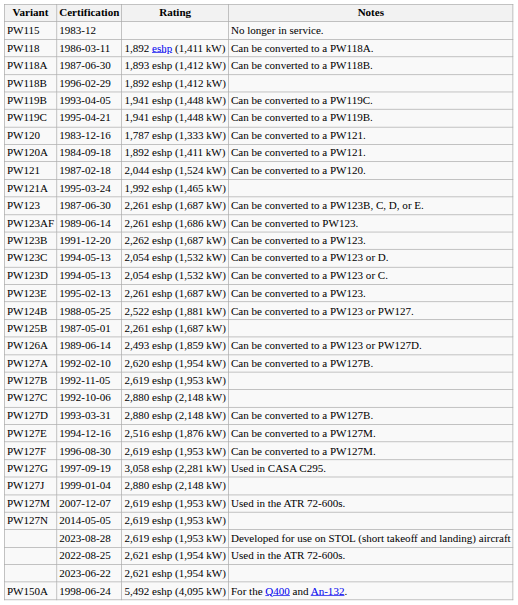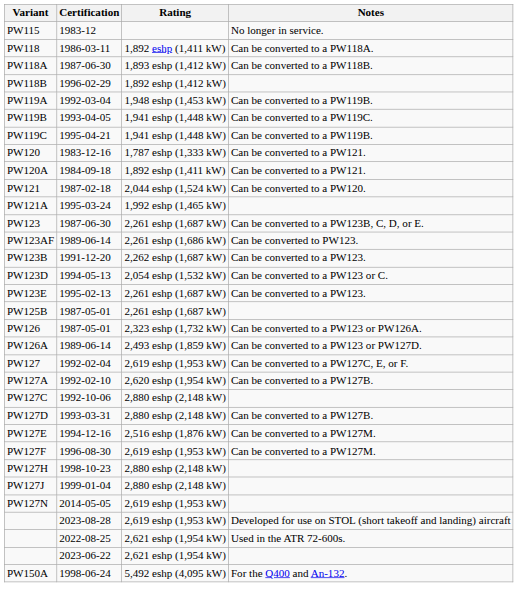+ row: (27, 100)
- row: (27, 258)
- row: (27, 310)
+ row: (23, 328)
+ row: (23, 363)
- row: (27, 380)
- row: (27, 468)
+ row: (27, 468)
- row: (28, 503)
